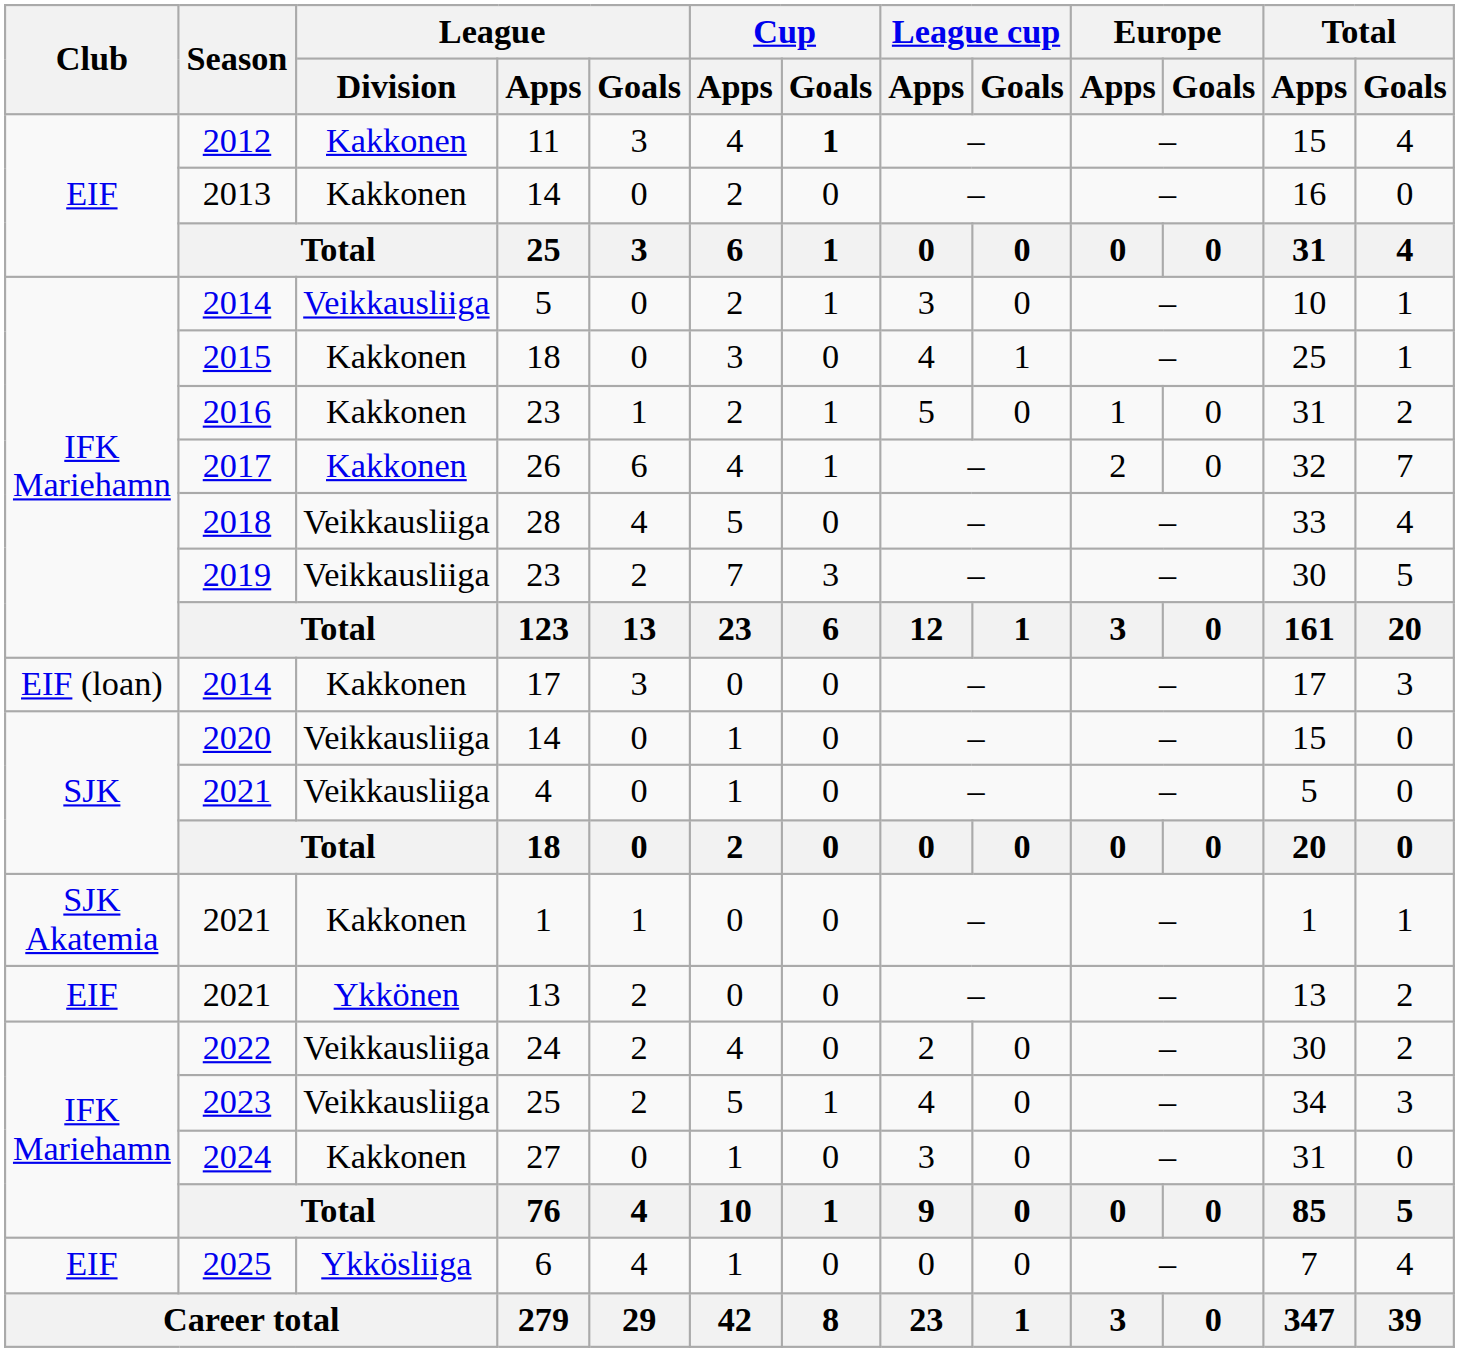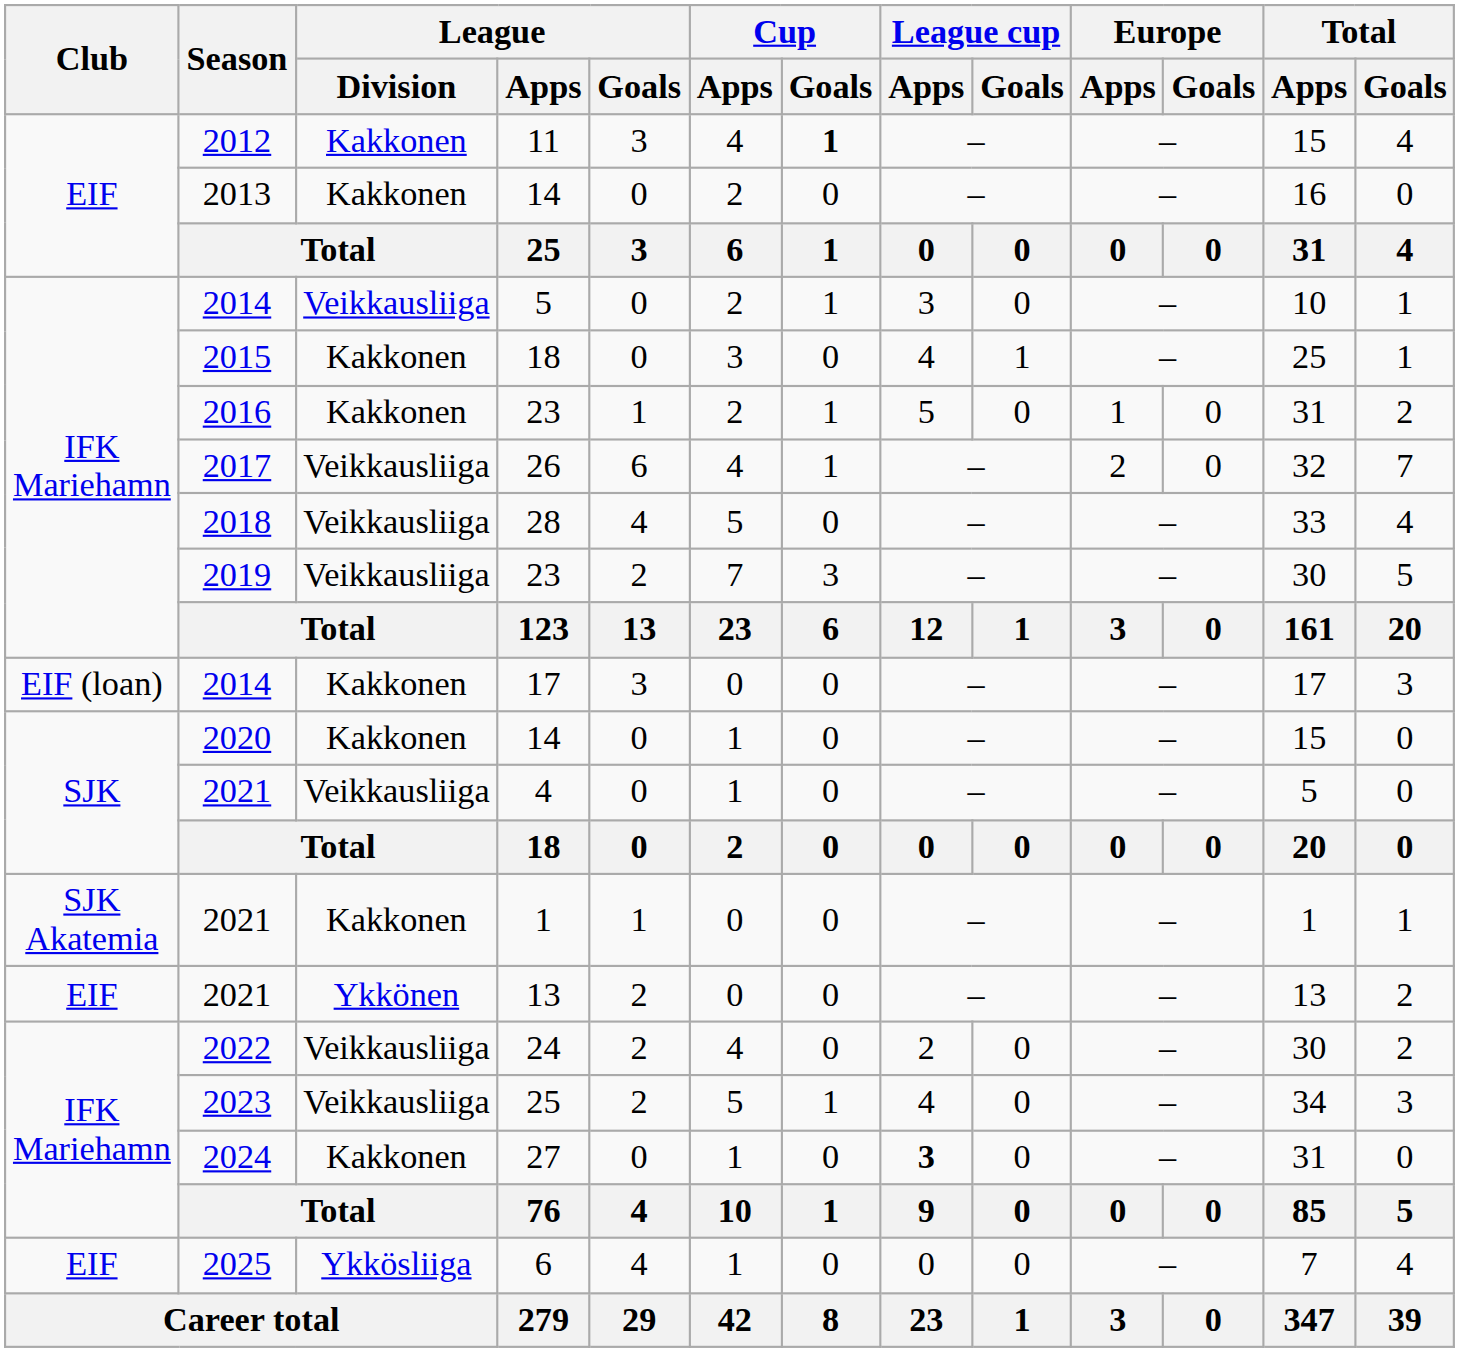(396, 466) Kakkonen -> (396, 466) Veikkausliiga
(396, 737) Veikkausliiga -> (396, 737) Kakkonen
(926, 1156) normal -> (926, 1156) bold
